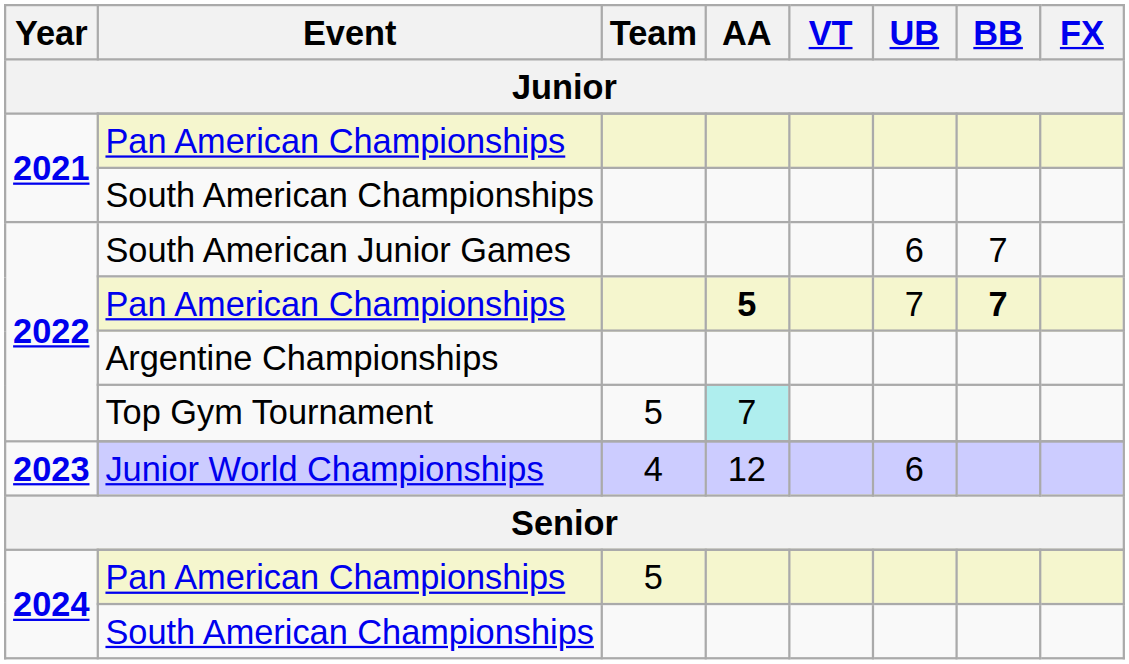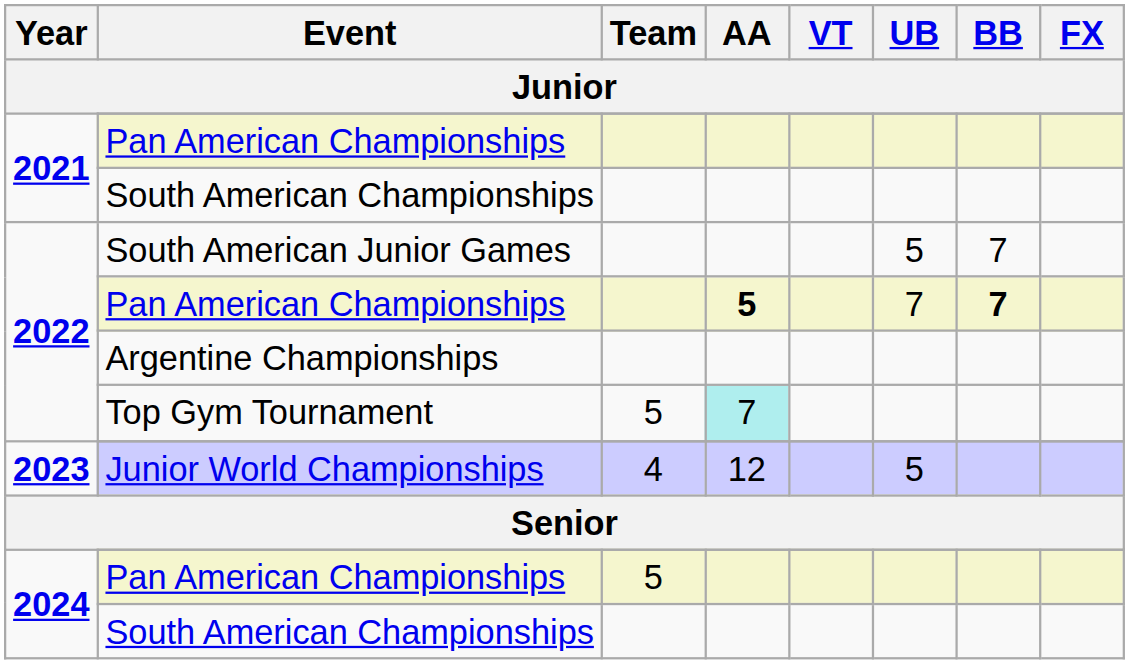(914, 250) 6 -> (914, 250) 5
(914, 468) 6 -> (914, 468) 5
